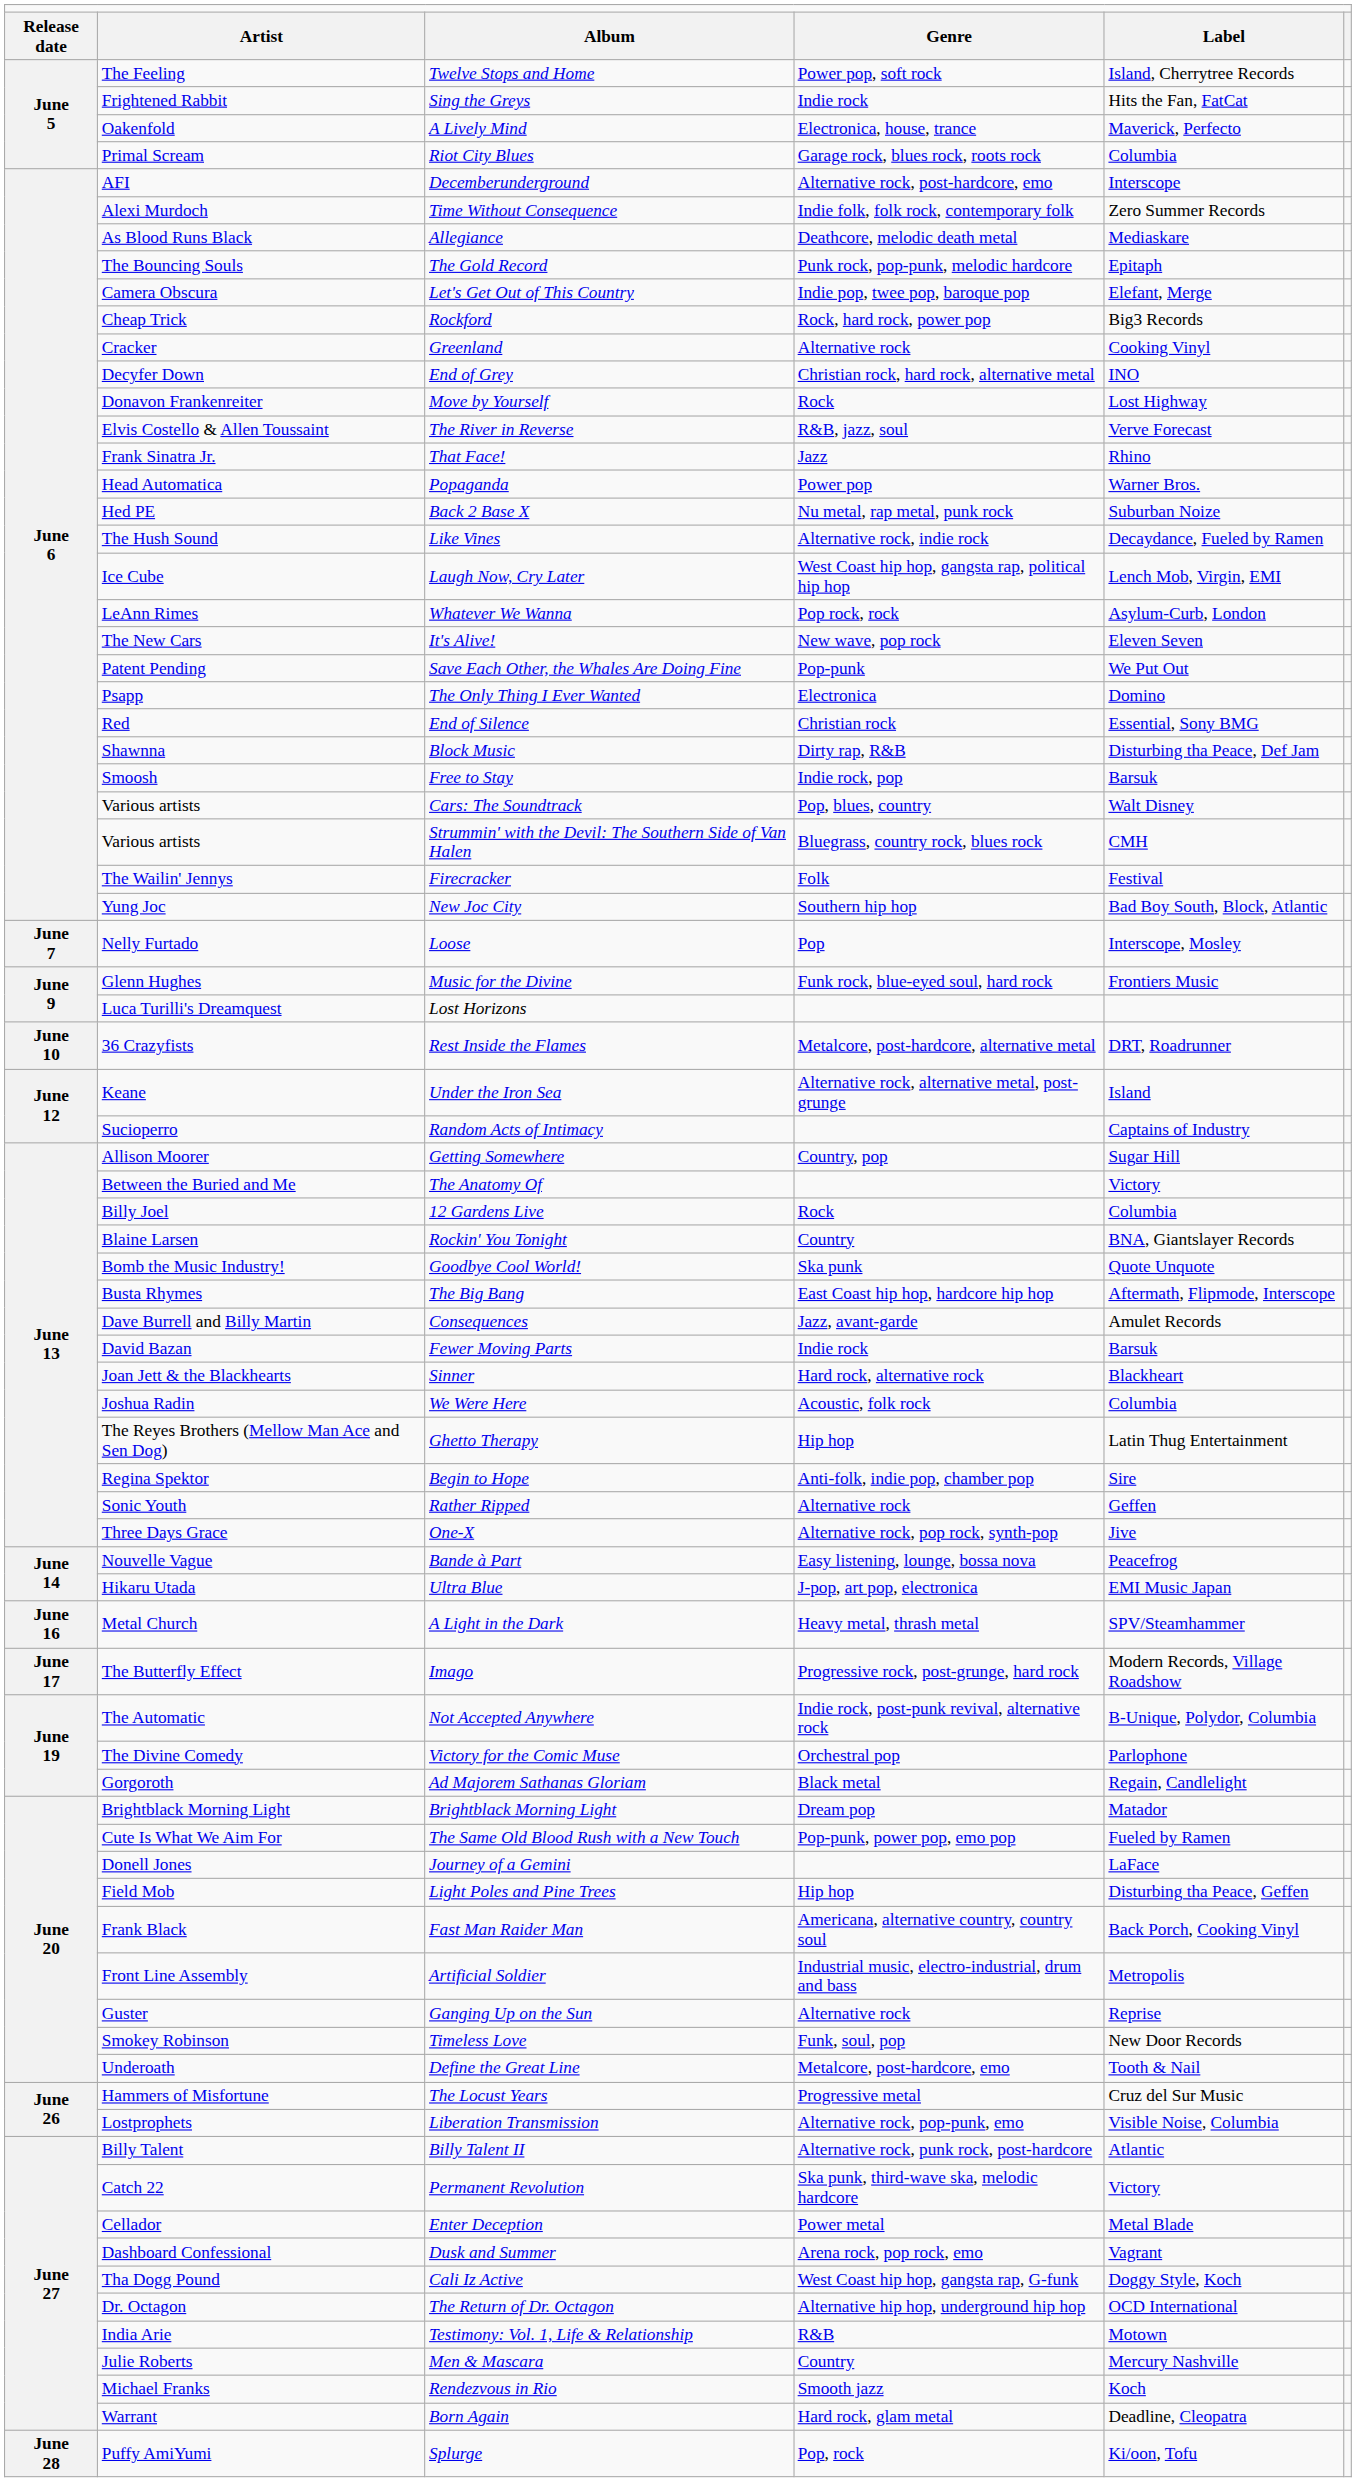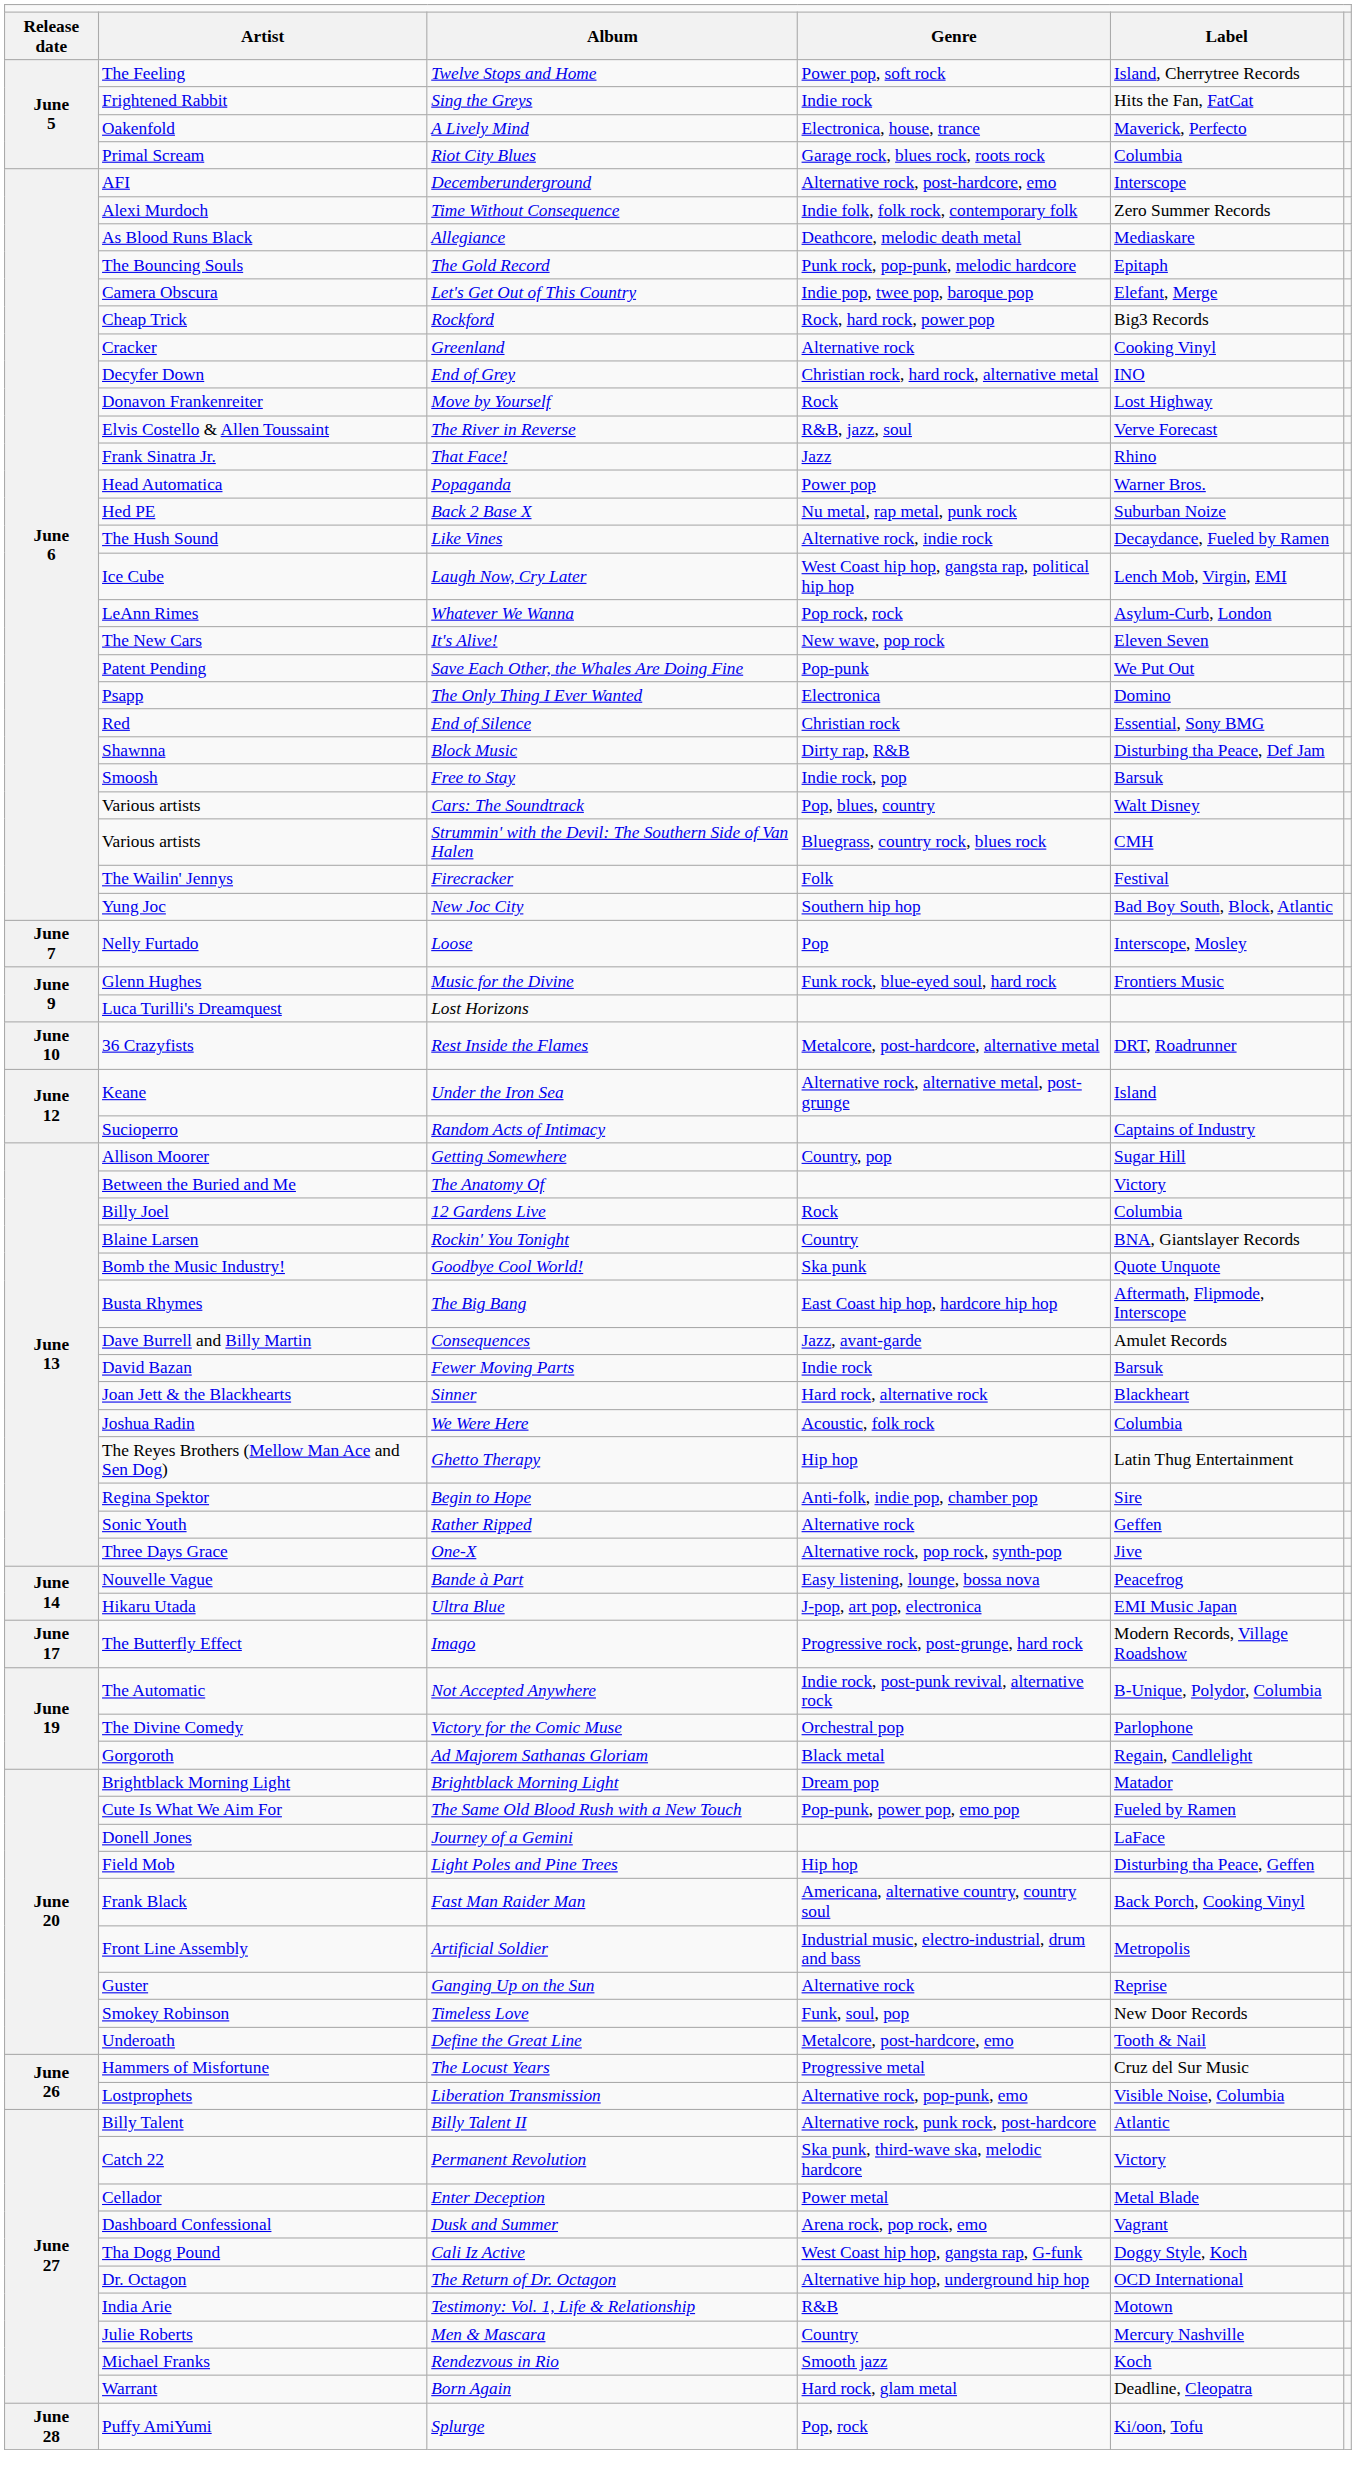- row: (496, 1624)
